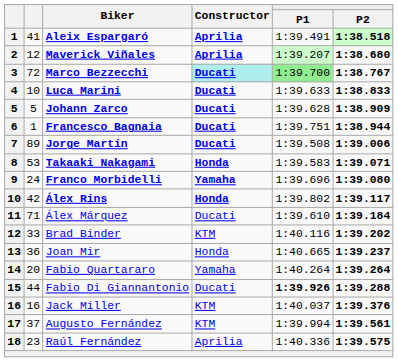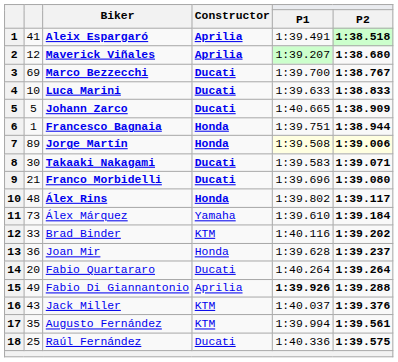(33, 73) 72 -> (33, 73) 69
(215, 73) paleturquoise background -> (215, 73) no background
(303, 73) lightgreen background -> (303, 73) no background
(303, 109) 1:39.628 -> (303, 109) 1:40.665
(215, 127) Ducati -> (212, 127) Honda
(215, 145) Ducati -> (212, 145) Honda
(303, 145) no background -> (303, 145) lightyellow background
(363, 145) no background -> (363, 145) lightyellow background
(33, 163) 53 -> (33, 163) 30
(212, 163) Honda -> (215, 163) Ducati
(33, 180) 24 -> (33, 180) 21
(215, 180) Yamaha -> (215, 180) Ducati
(33, 198) 42 -> (33, 198) 48
(33, 216) 71 -> (33, 216) 73
(215, 216) Ducati -> (215, 216) Yamaha
(303, 252) 1:40.665 -> (303, 252) 1:39.628
(215, 270) Yamaha -> (215, 270) Ducati
(33, 288) 44 -> (33, 288) 49
(215, 288) Ducati -> (219, 288) Aprilia
(33, 306) 16 -> (33, 306) 43
(33, 324) 37 -> (33, 324) 35
(33, 342) 23 -> (33, 342) 25
(219, 342) Aprilia -> (215, 342) Ducati
